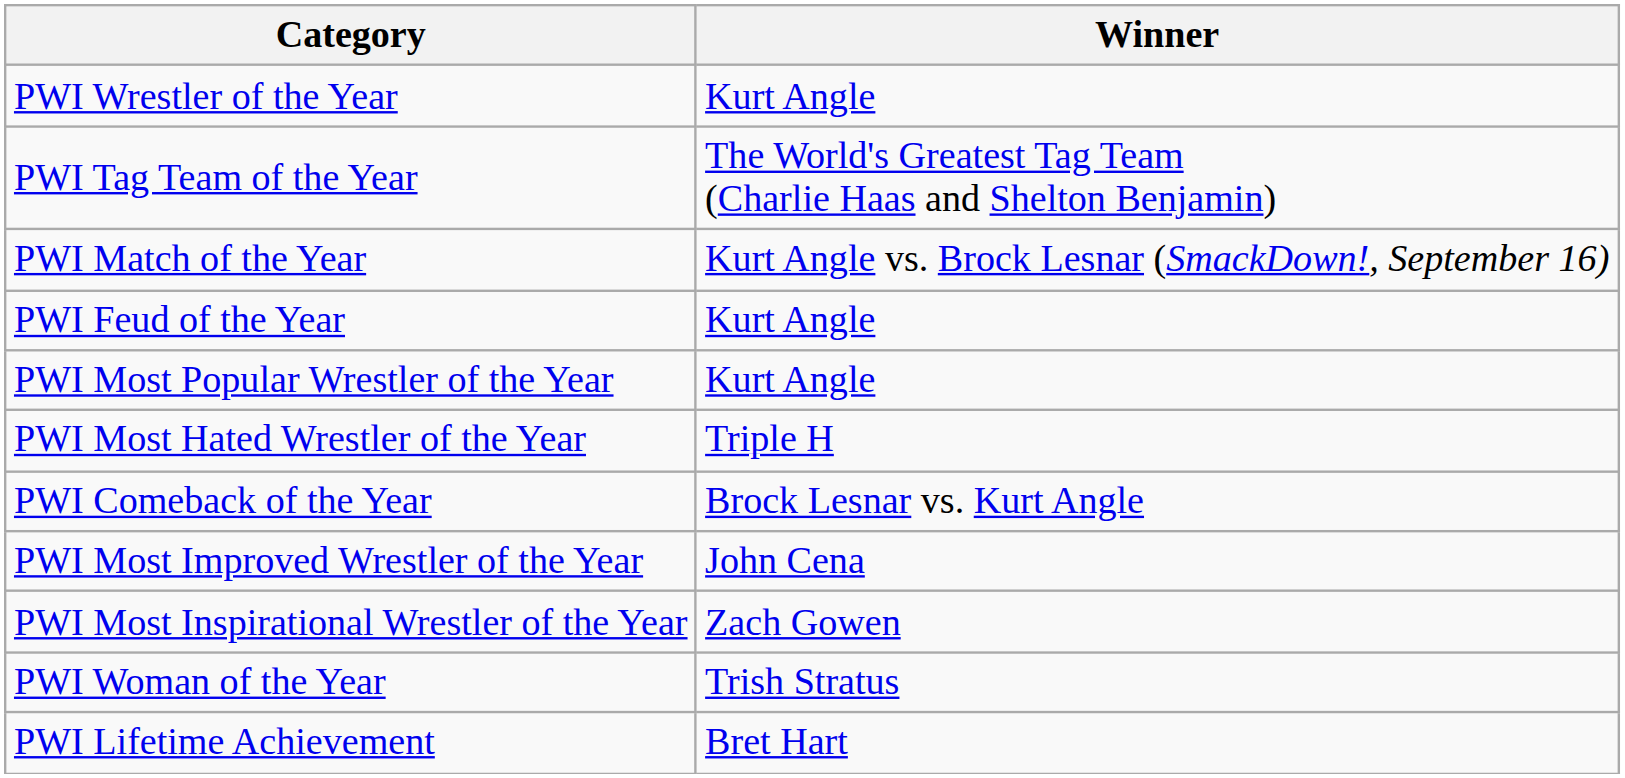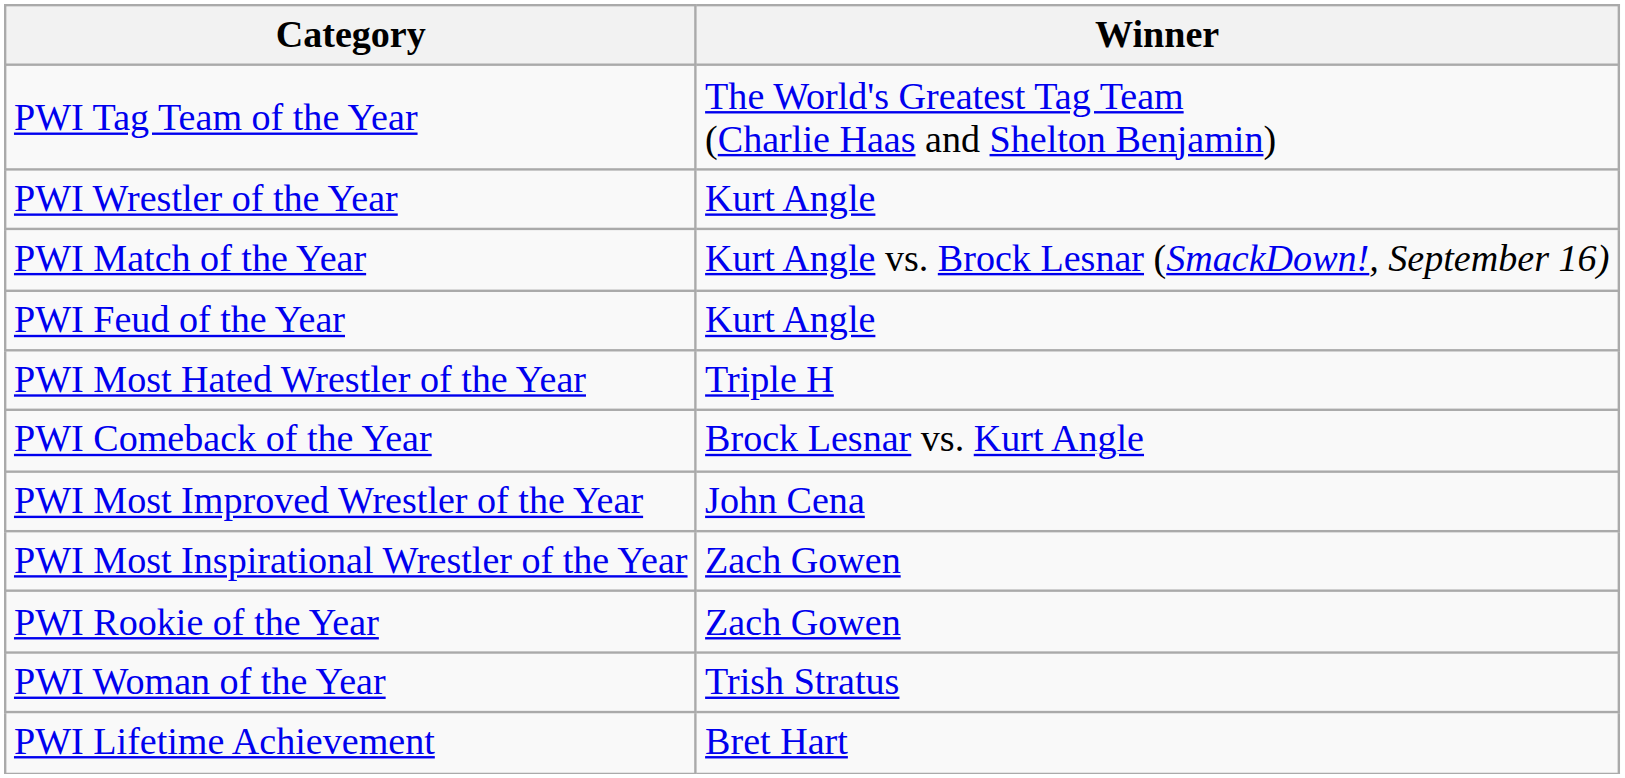rows swapped: (206, 95) <-> (216, 176)
- row: (314, 379)
+ row: (196, 621)
